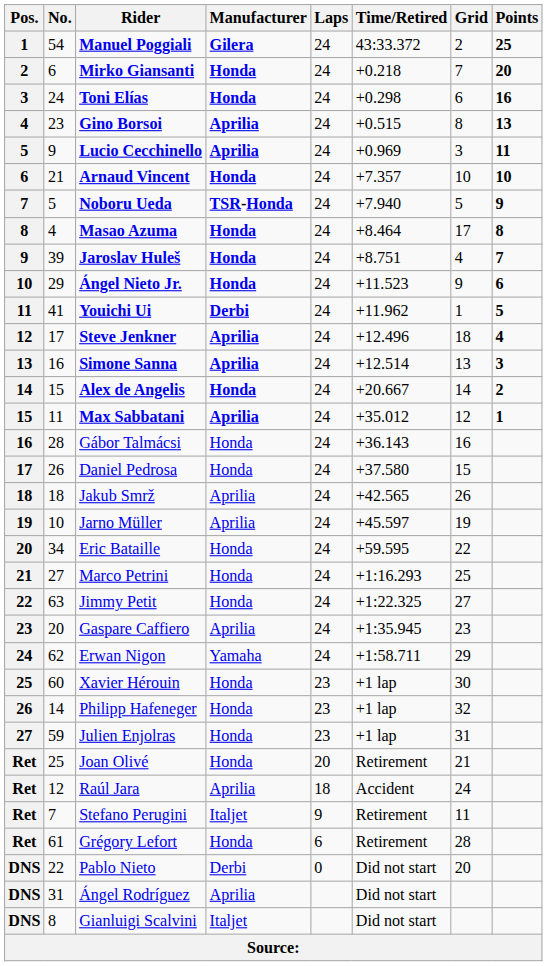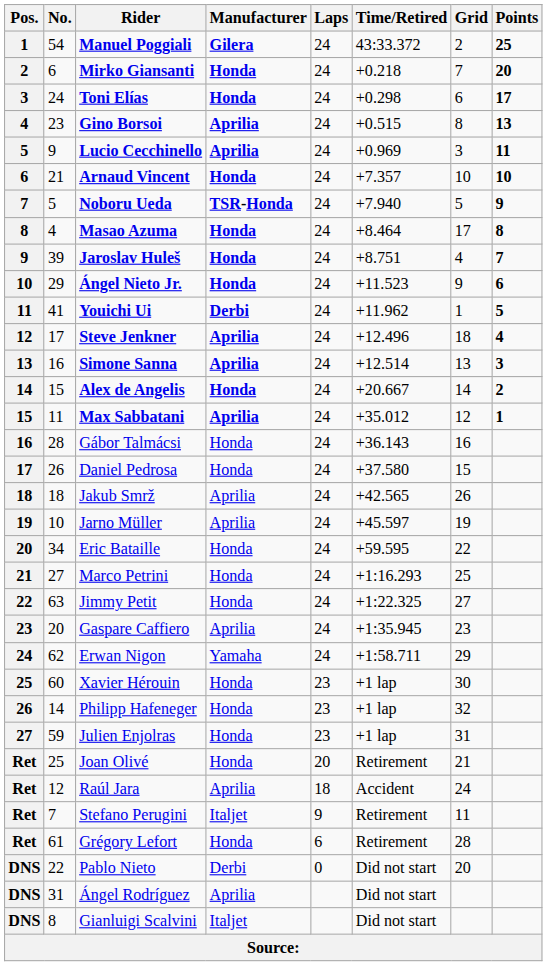(503, 97) 16 -> (503, 97) 17
